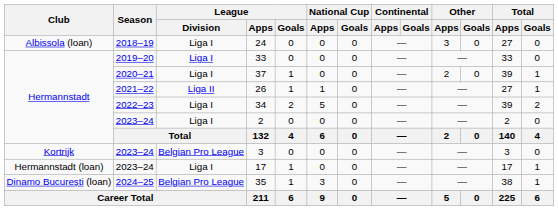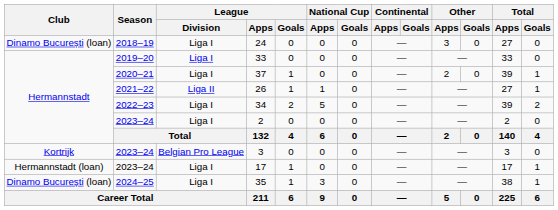(59, 43) Albissola (loan) -> (59, 43) Dinamo București (loan)
(201, 182) Belgian Pro League -> (201, 182) Liga I
